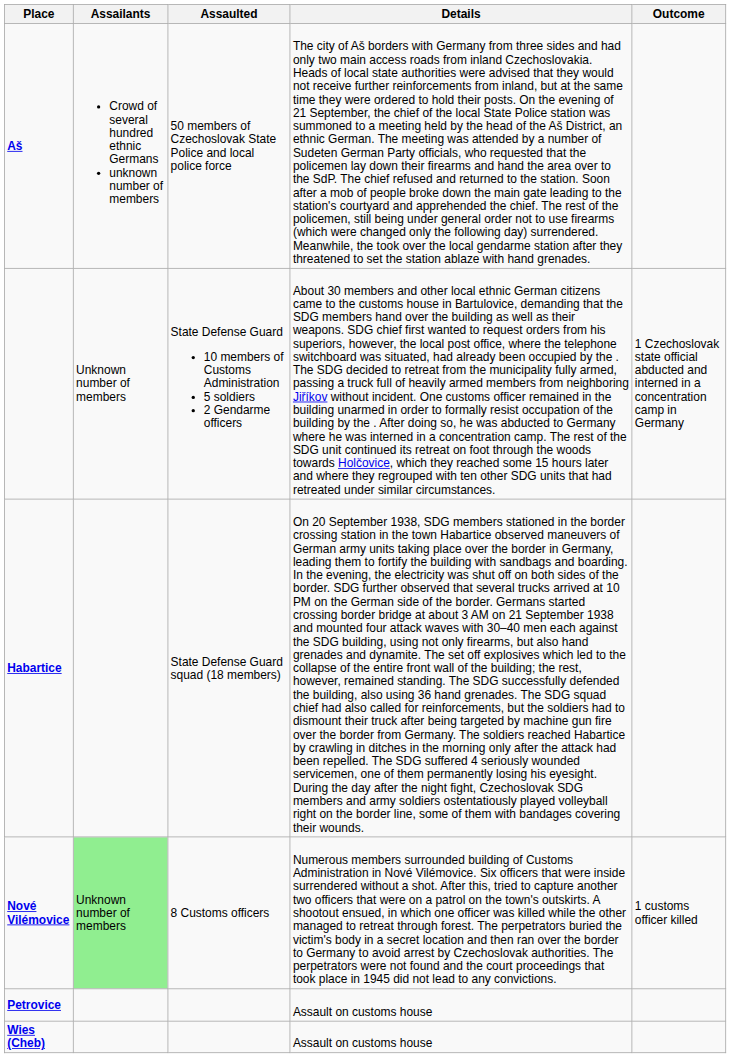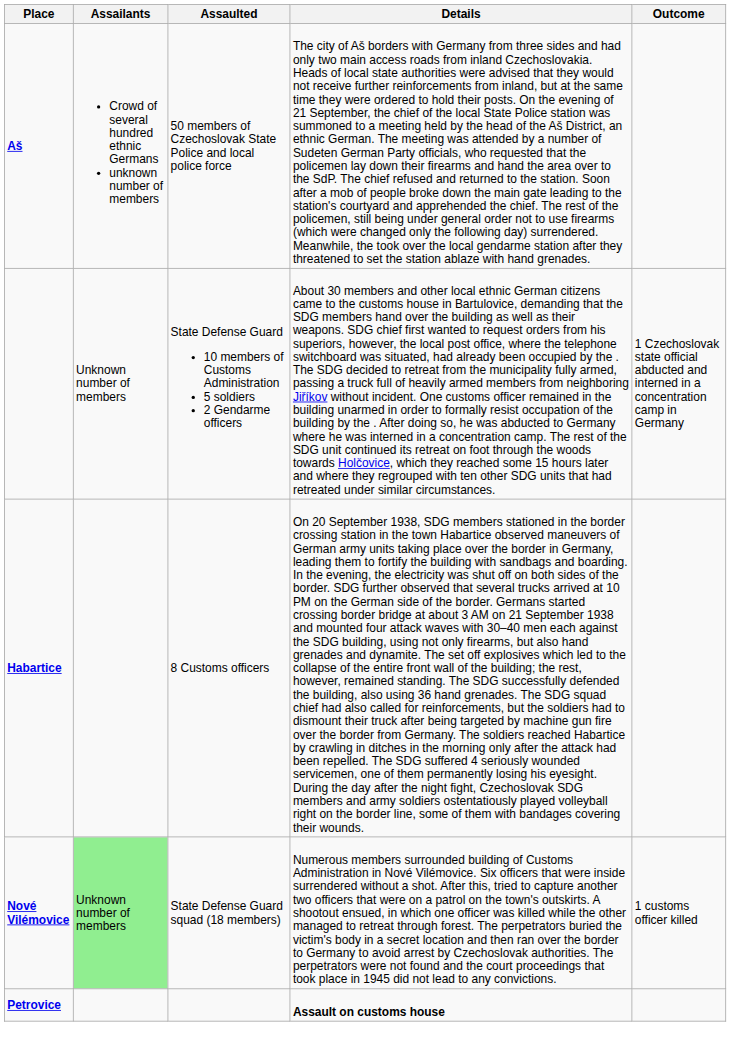(227, 668) State Defense Guard squad (18 members) -> (220, 668) 8 Customs officers
(220, 913) 8 Customs officers -> (227, 913) State Defense Guard squad (18 members)
(363, 1012) normal -> (369, 1012) bold
- row: (26, 1037)
